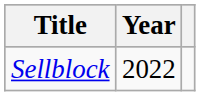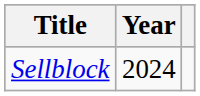(149, 68) 2022 -> (149, 68) 2024
